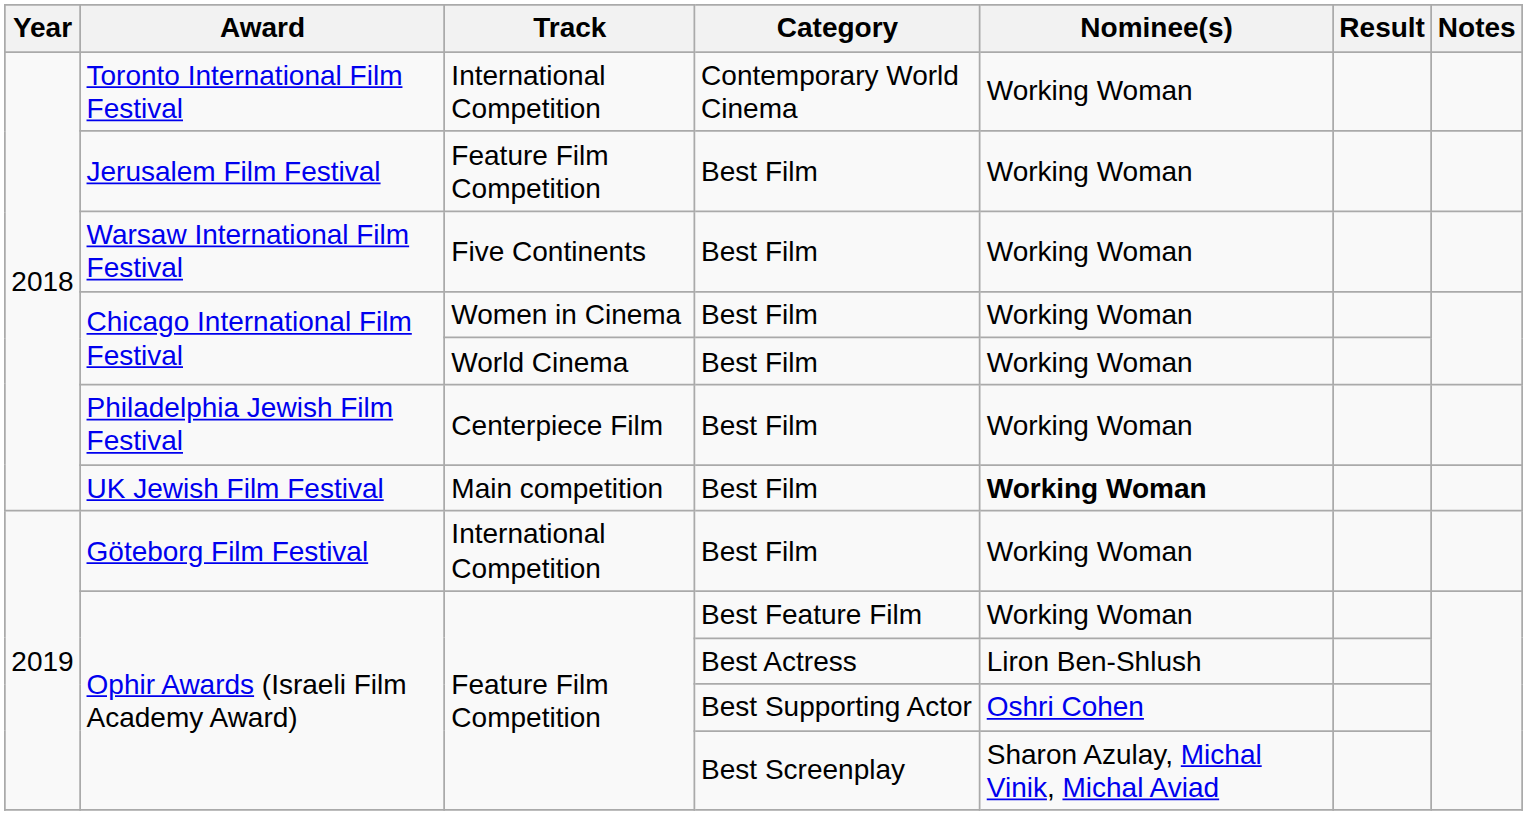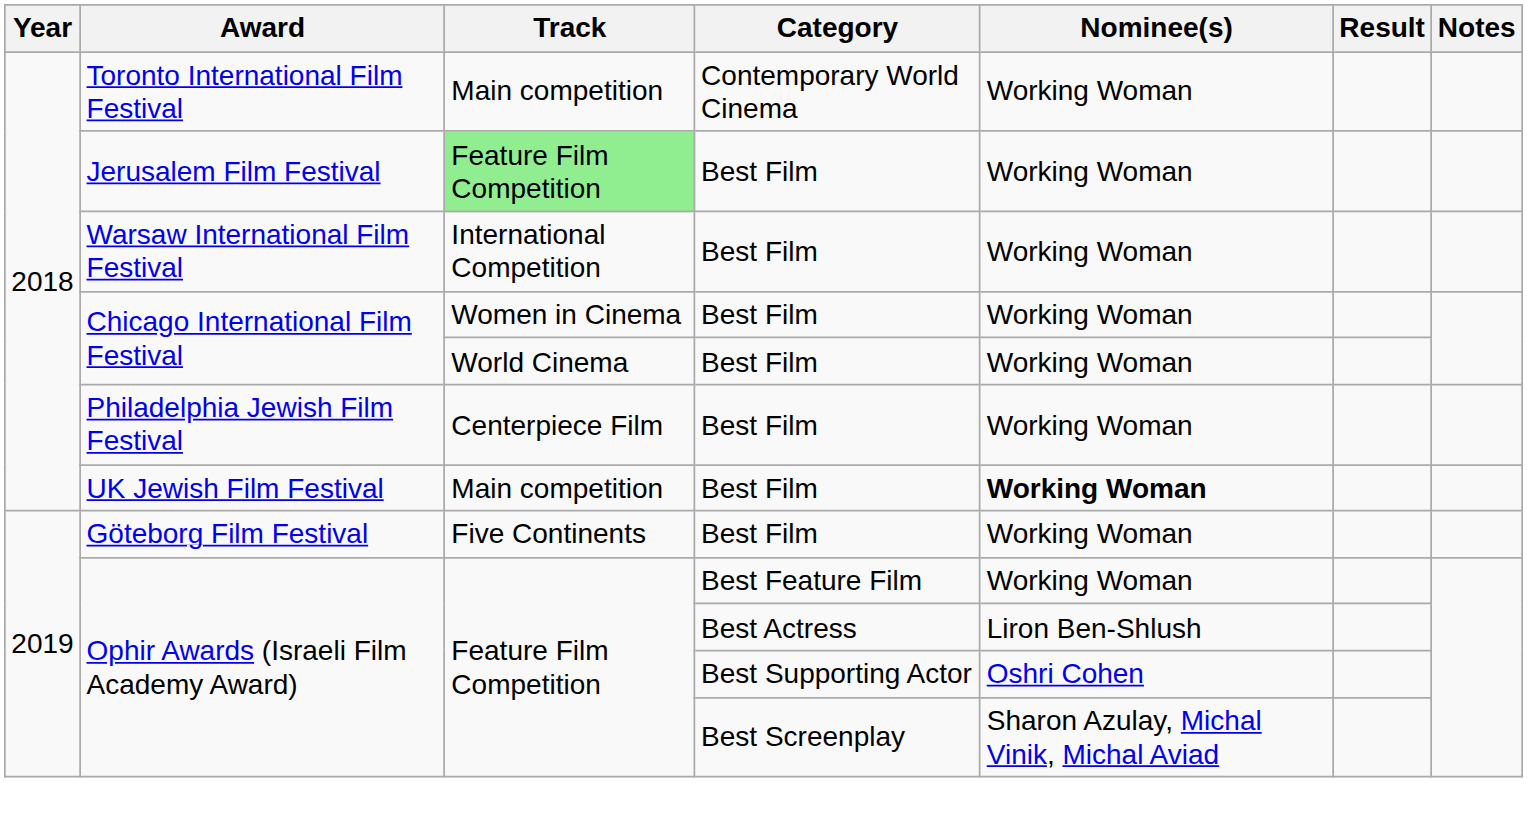(528, 91) International Competition -> (557, 91) Main competition
(530, 171) no background -> (530, 171) lightgreen background
(549, 251) Five Continents -> (528, 251) International Competition
(528, 551) International Competition -> (549, 534) Five Continents
